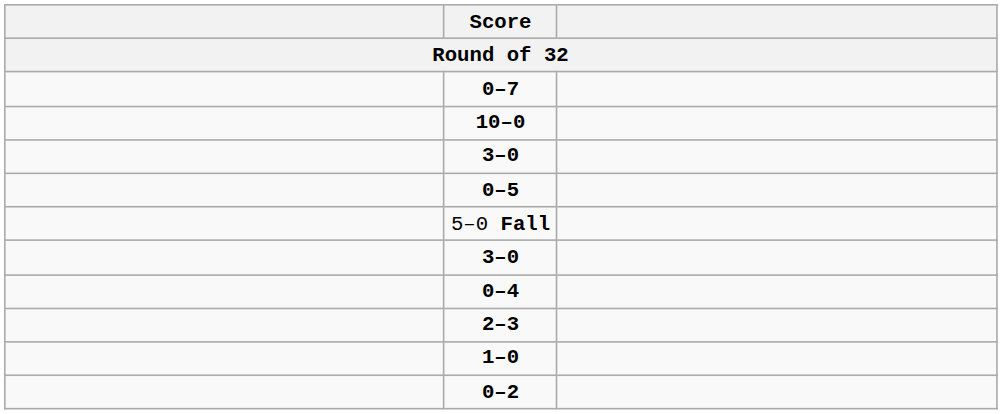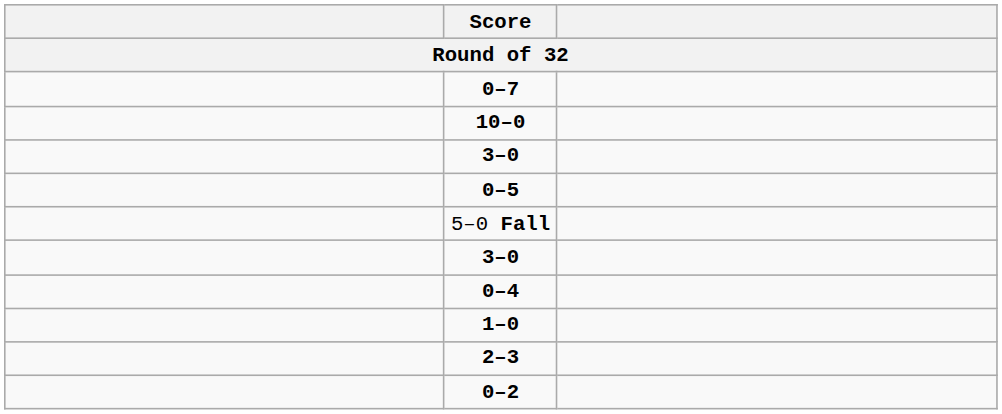rows swapped: (224, 325) <-> (224, 359)
